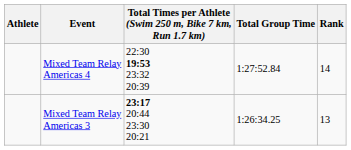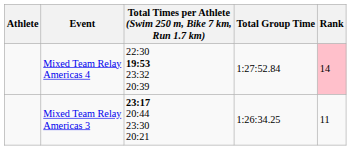(325, 69) no background -> (325, 69) pink background
(325, 119) 13 -> (325, 119) 11
